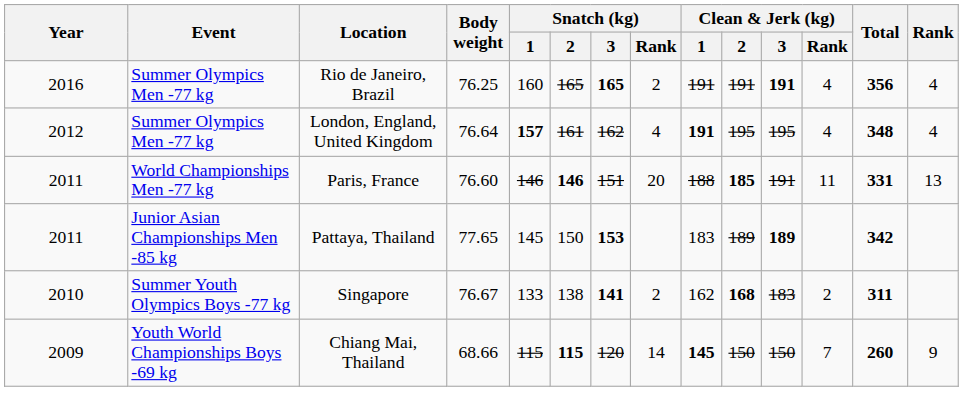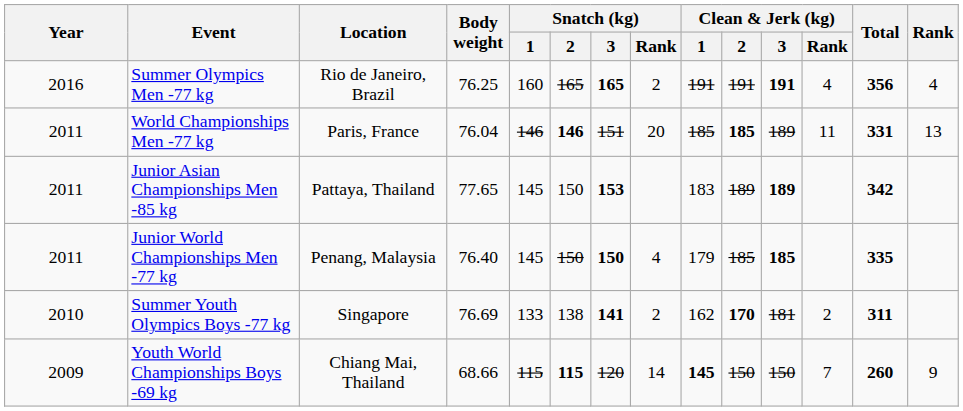- row: (373, 131)
(478, 179) 76.60 -> (478, 131) 76.04
(701, 179) 188 -> (701, 131) 185
(782, 179) 191 -> (782, 131) 189
+ row: (373, 257)
(478, 294) 76.67 -> (478, 314) 76.69
(742, 294) 168 -> (742, 314) 170
(782, 294) 183 -> (782, 314) 181
